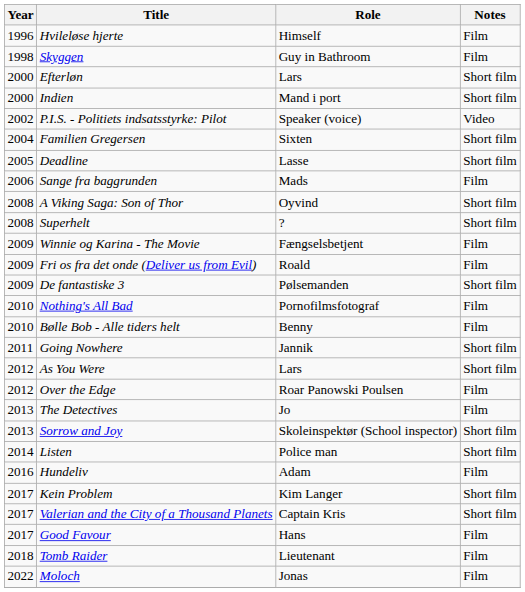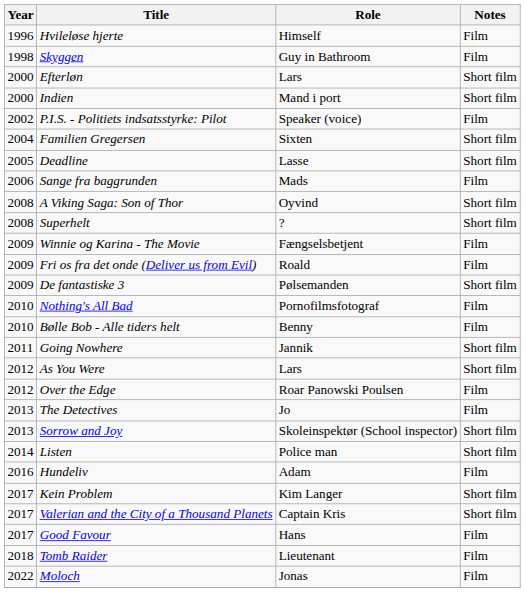(479, 118) Video -> (476, 118) Film
